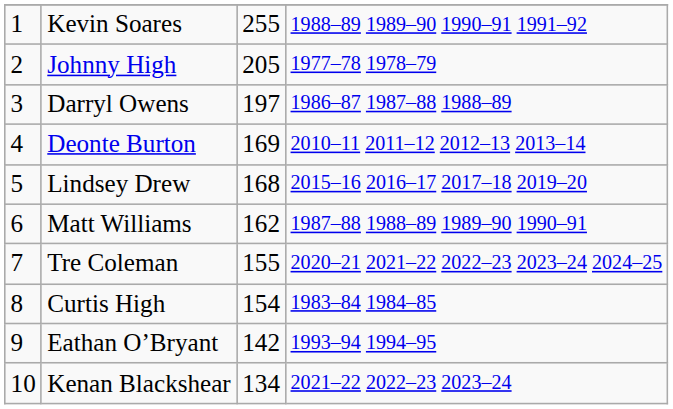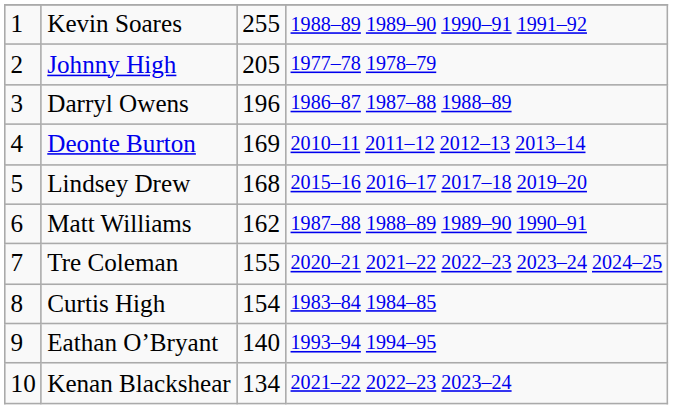(261, 104) 197 -> (261, 104) 196
(261, 343) 142 -> (261, 343) 140
